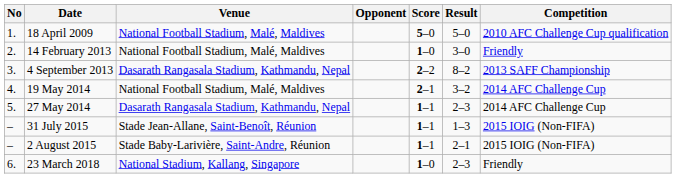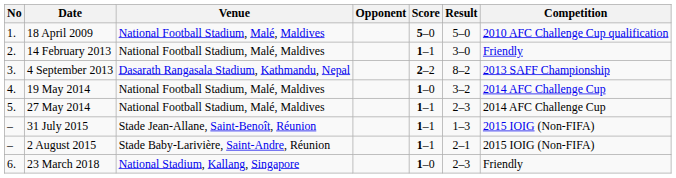(426, 51) 1–0 -> (426, 51) 1–1
(426, 88) 2–1 -> (426, 88) 1–0
(234, 107) Dasarath Rangasala Stadium, Kathmandu, Nepal -> (222, 107) National Football Stadium, Malé, Maldives
